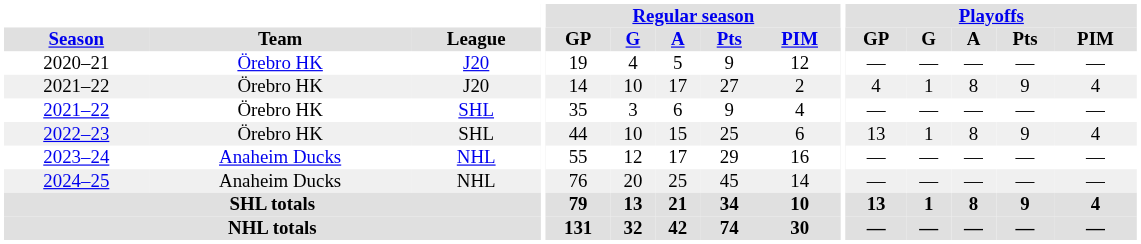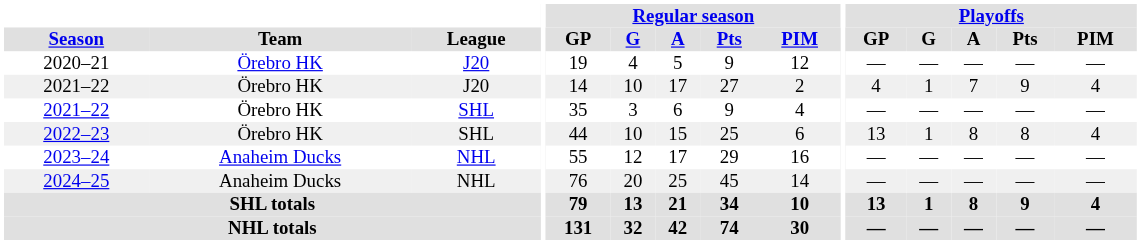(974, 86) 8 -> (974, 86) 7
(1025, 133) 9 -> (1025, 133) 8
